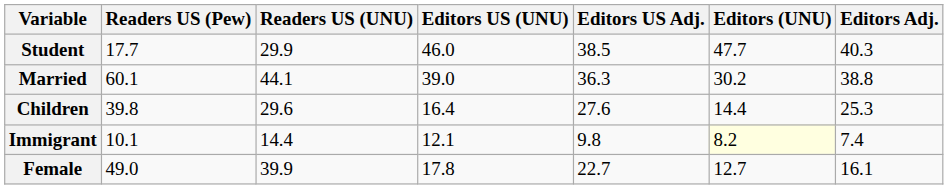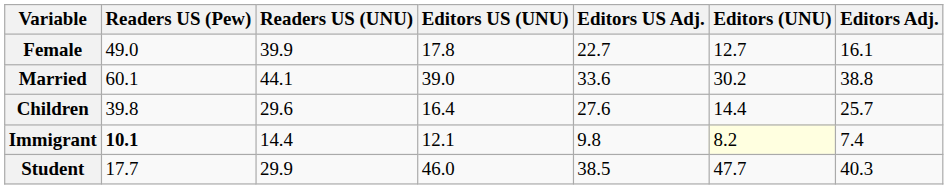rows swapped: (53, 169) <-> (53, 49)
(594, 79) 36.3 -> (594, 79) 33.6
(857, 109) 25.3 -> (857, 109) 25.7
(122, 139) normal -> (122, 139) bold
